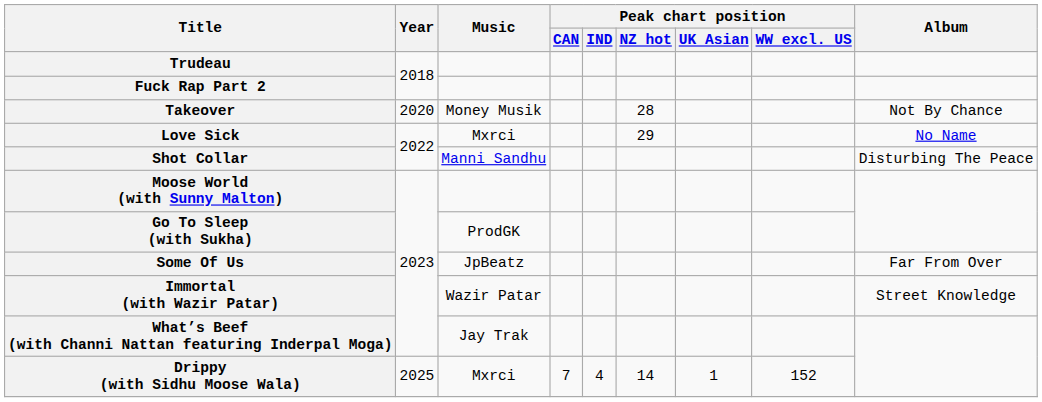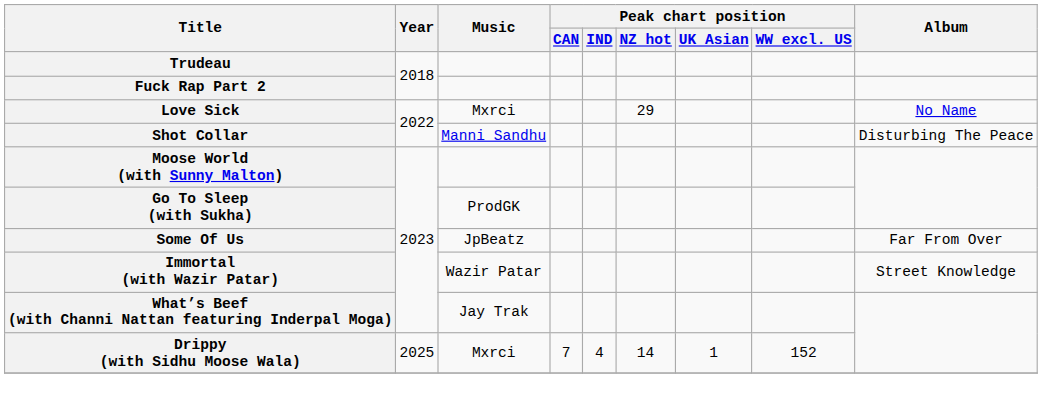- row: (200, 111)
